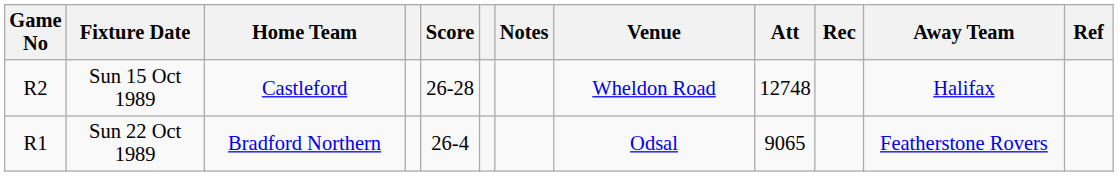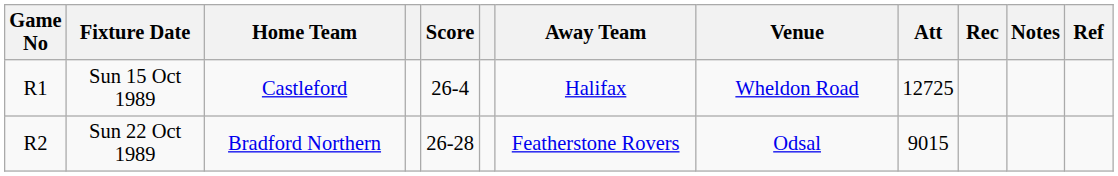columns swapped: (964, 32) <-> (524, 32)
(36, 87) R2 -> (36, 87) R1
(450, 87) 26-28 -> (450, 87) 26-4
(785, 87) 12748 -> (928, 87) 12725
(36, 143) R1 -> (36, 143) R2
(450, 143) 26-4 -> (450, 143) 26-28
(785, 143) 9065 -> (928, 143) 9015
